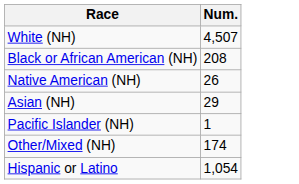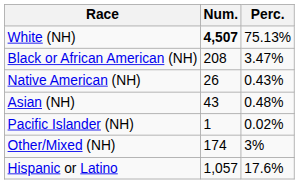+ column: (268, 15)
(221, 37) normal -> (221, 37) bold
(211, 102) 29 -> (211, 102) 43
(221, 168) 1,054 -> (221, 168) 1,057
